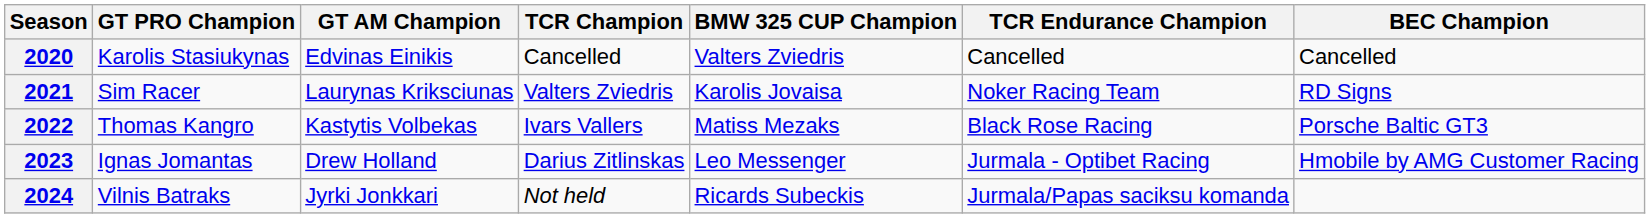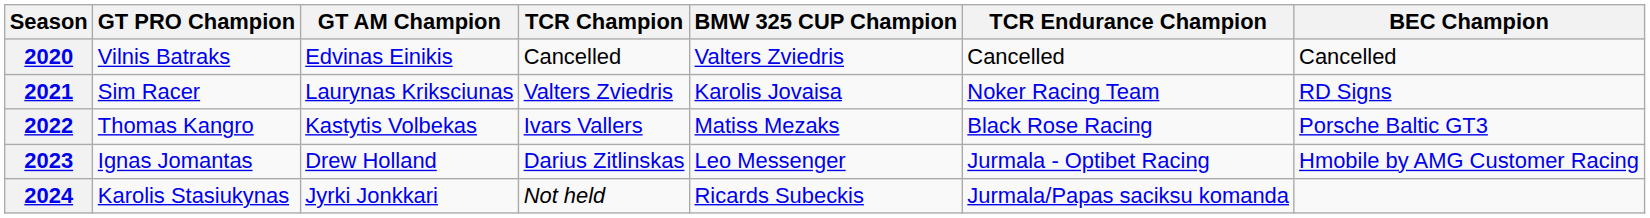(193, 56) Karolis Stasiukynas -> (164, 56) Vilnis Batraks
(164, 195) Vilnis Batraks -> (193, 195) Karolis Stasiukynas
